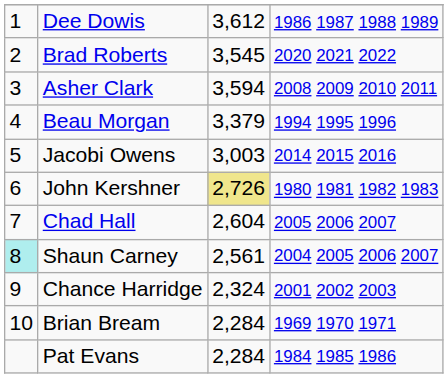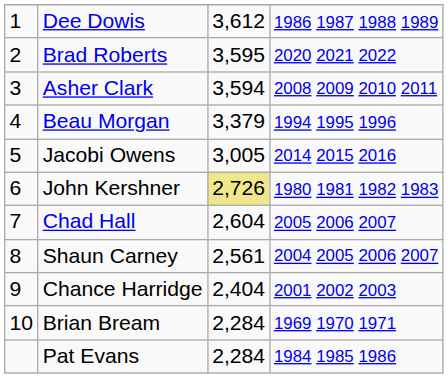(239, 54) 3,545 -> (239, 54) 3,595
(239, 155) 3,003 -> (239, 155) 3,005
(15, 255) paleturquoise background -> (15, 255) no background
(239, 289) 2,324 -> (239, 289) 2,404
